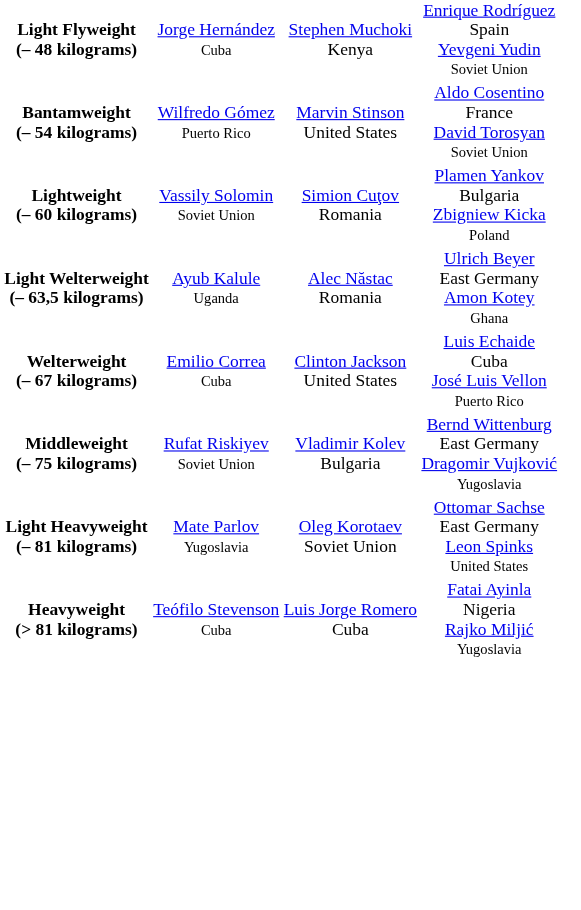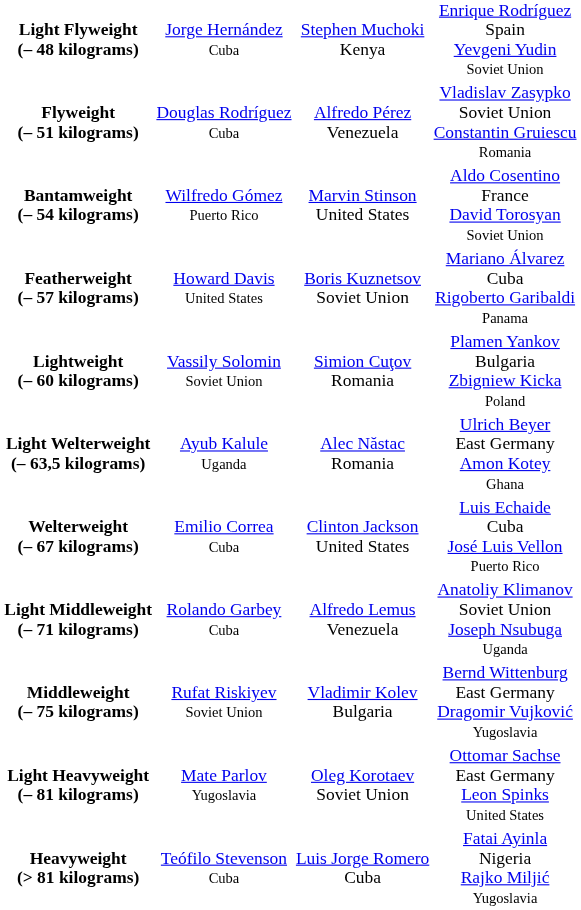+ row: (78, 122)
+ row: (78, 287)
+ row: (78, 619)
